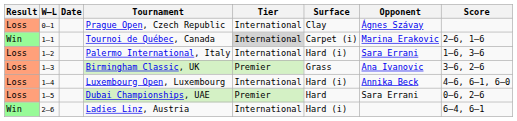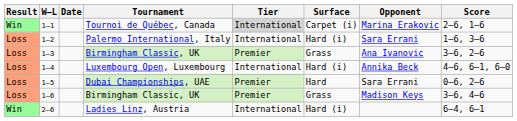- row: (48, 26)
+ row: (48, 96)
